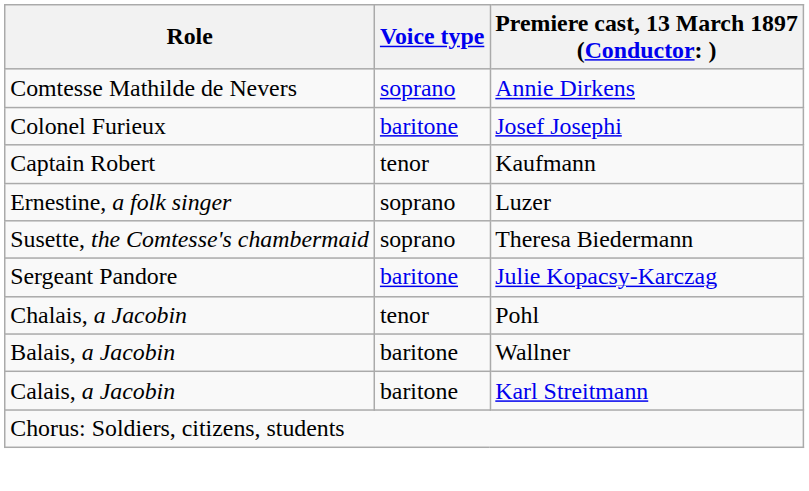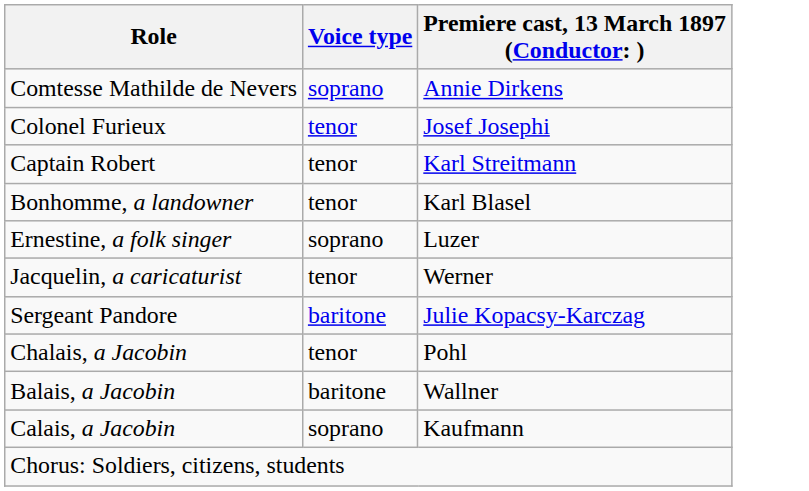(419, 125) baritone -> (332, 125) tenor
(546, 163) Kaufmann -> (500, 163) Karl Streitmann
+ row: (132, 201)
+ row: (126, 277)
- row: (190, 239)
(419, 390) baritone -> (346, 428) soprano
(572, 390) Karl Streitmann -> (474, 428) Kaufmann
